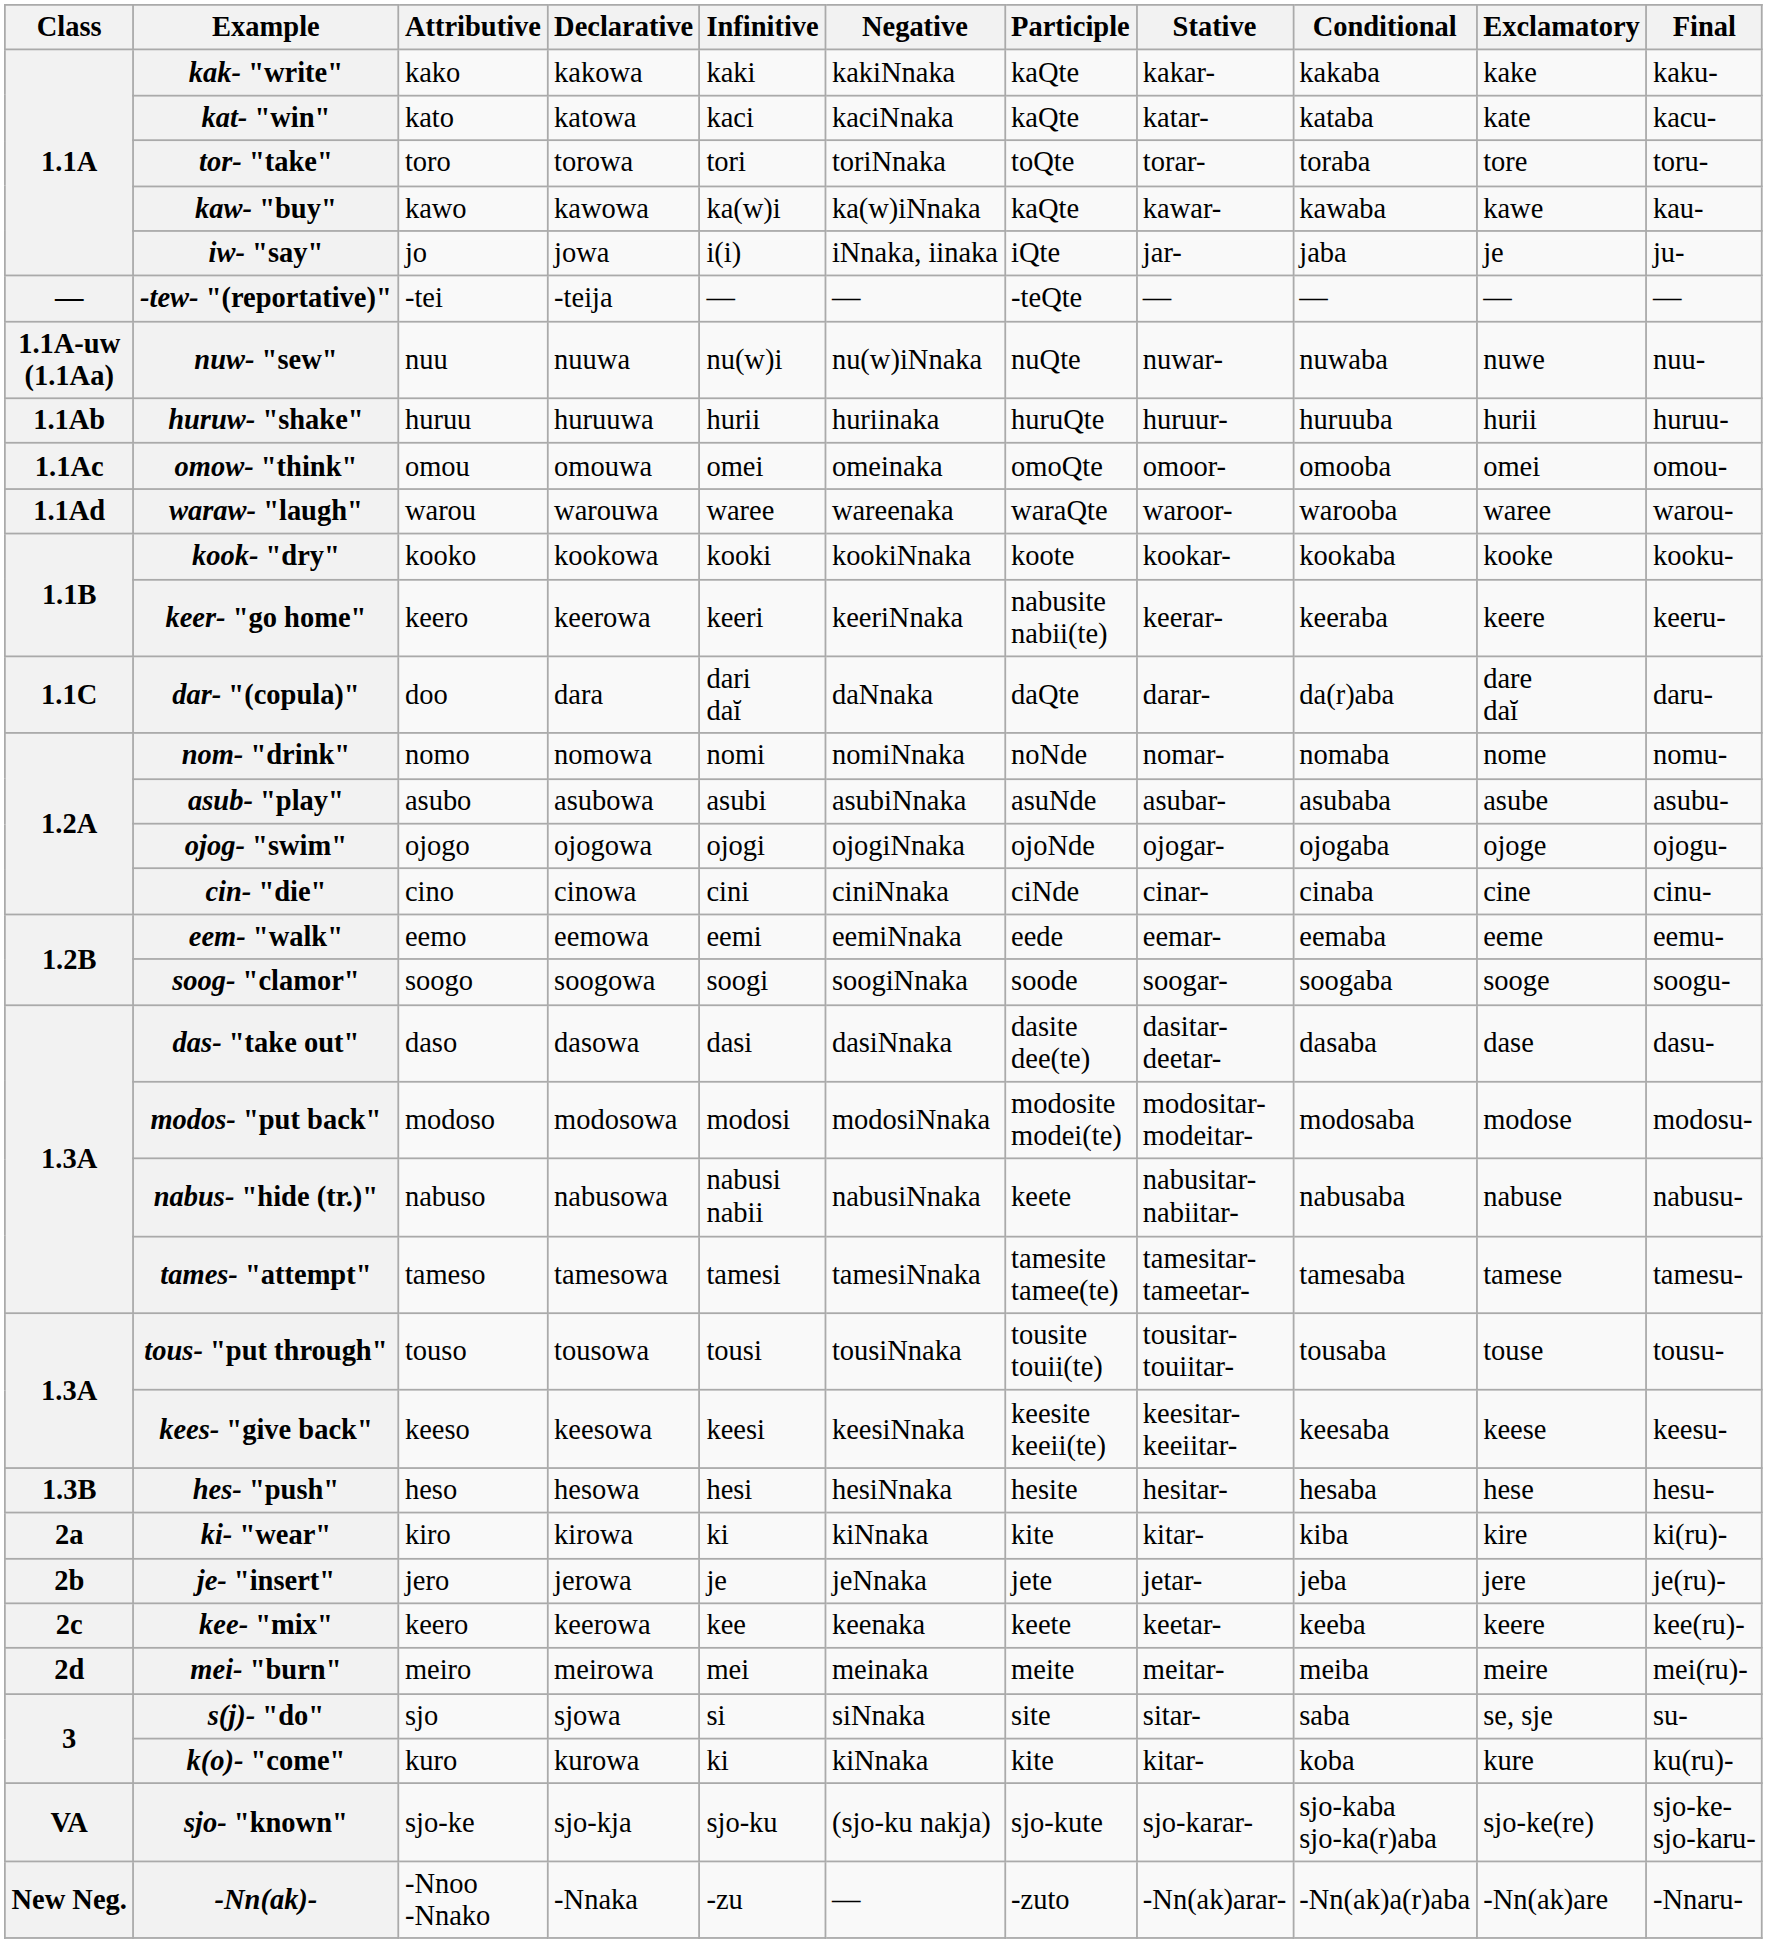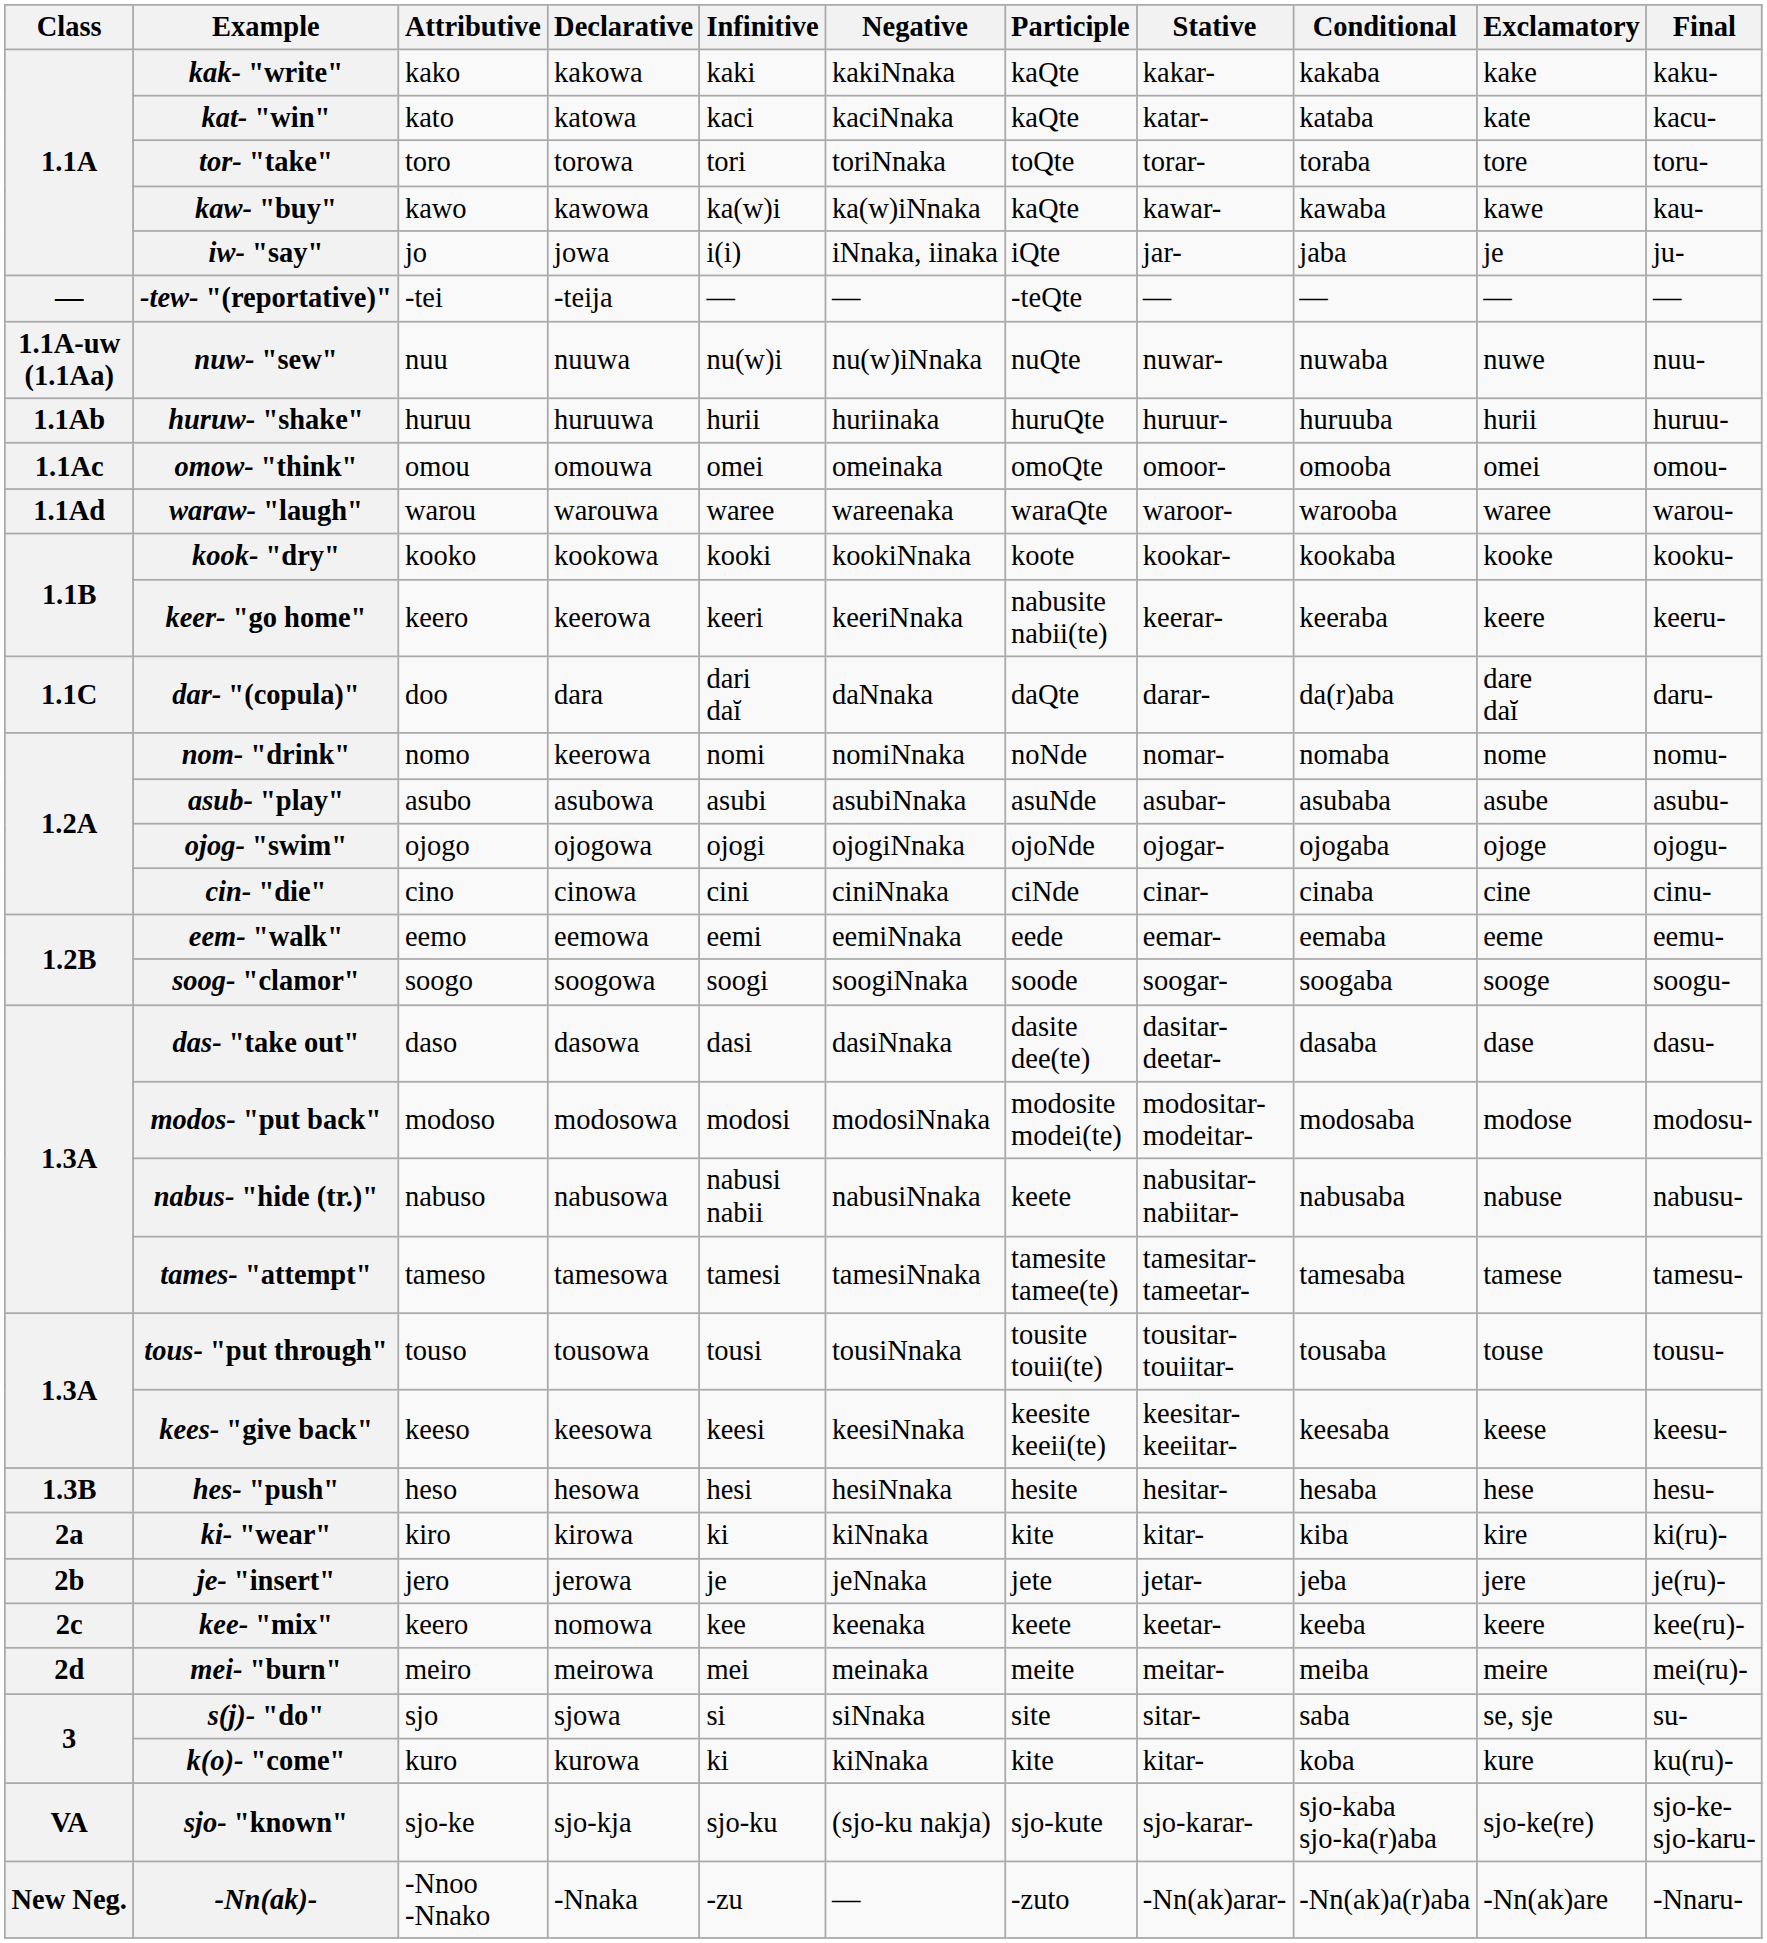(603, 755) nomowa -> (602, 755) keerowa
(602, 1625) keerowa -> (603, 1625) nomowa
